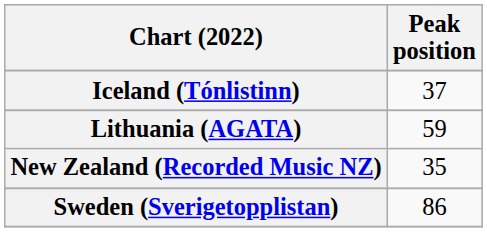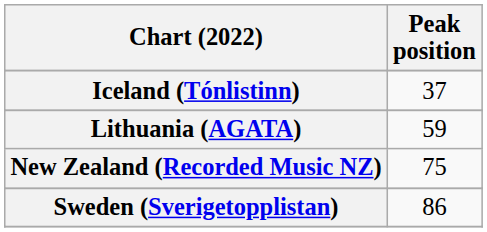(434, 167) 35 -> (434, 167) 75
